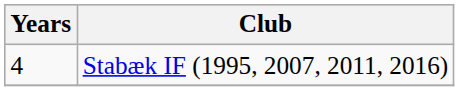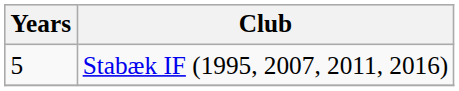(17, 64) 4 -> (17, 64) 5
